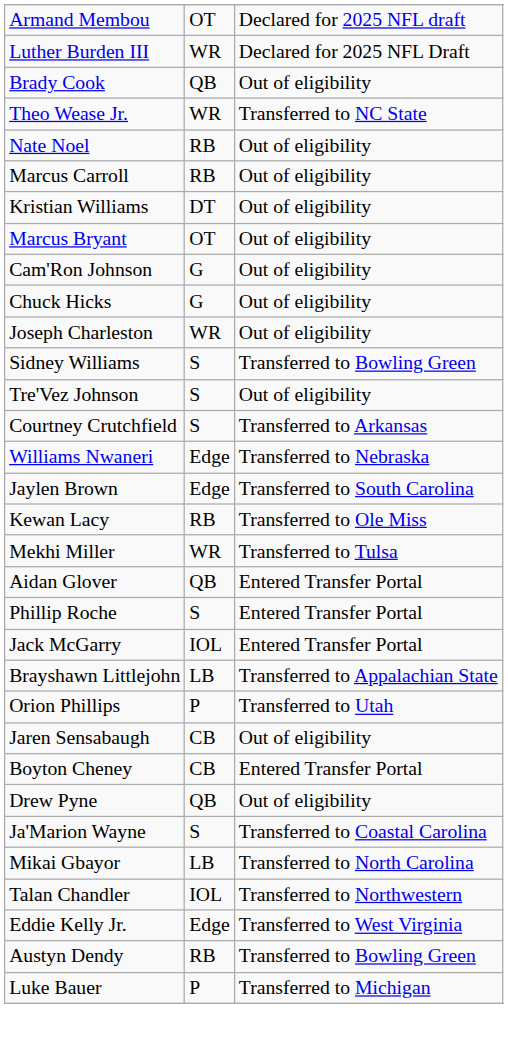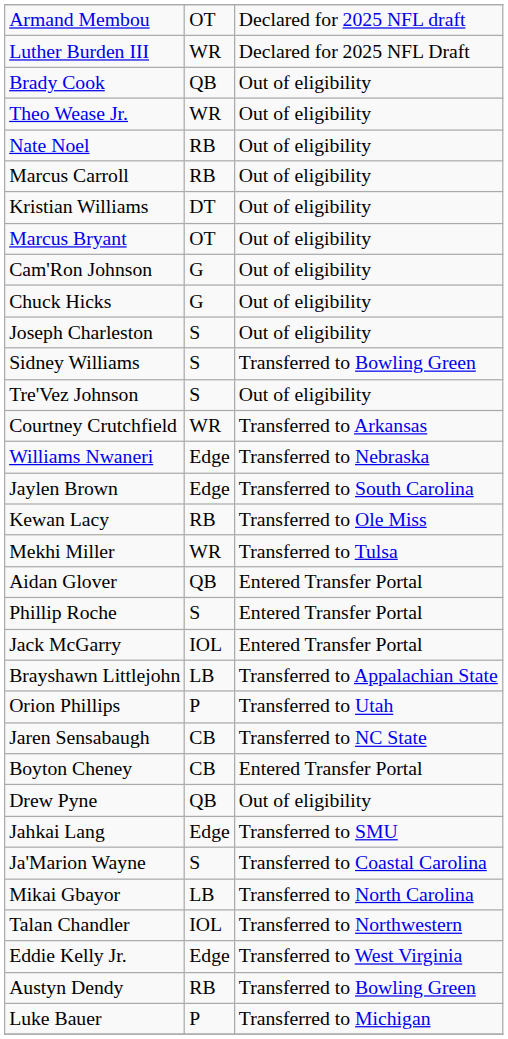(333, 113) Transferred to NC State -> (305, 113) Out of eligibility
(205, 332) WR -> (195, 332) S
(195, 425) S -> (205, 425) WR
(305, 737) Out of eligibility -> (333, 737) Transferred to NC State
+ row: (57, 831)
